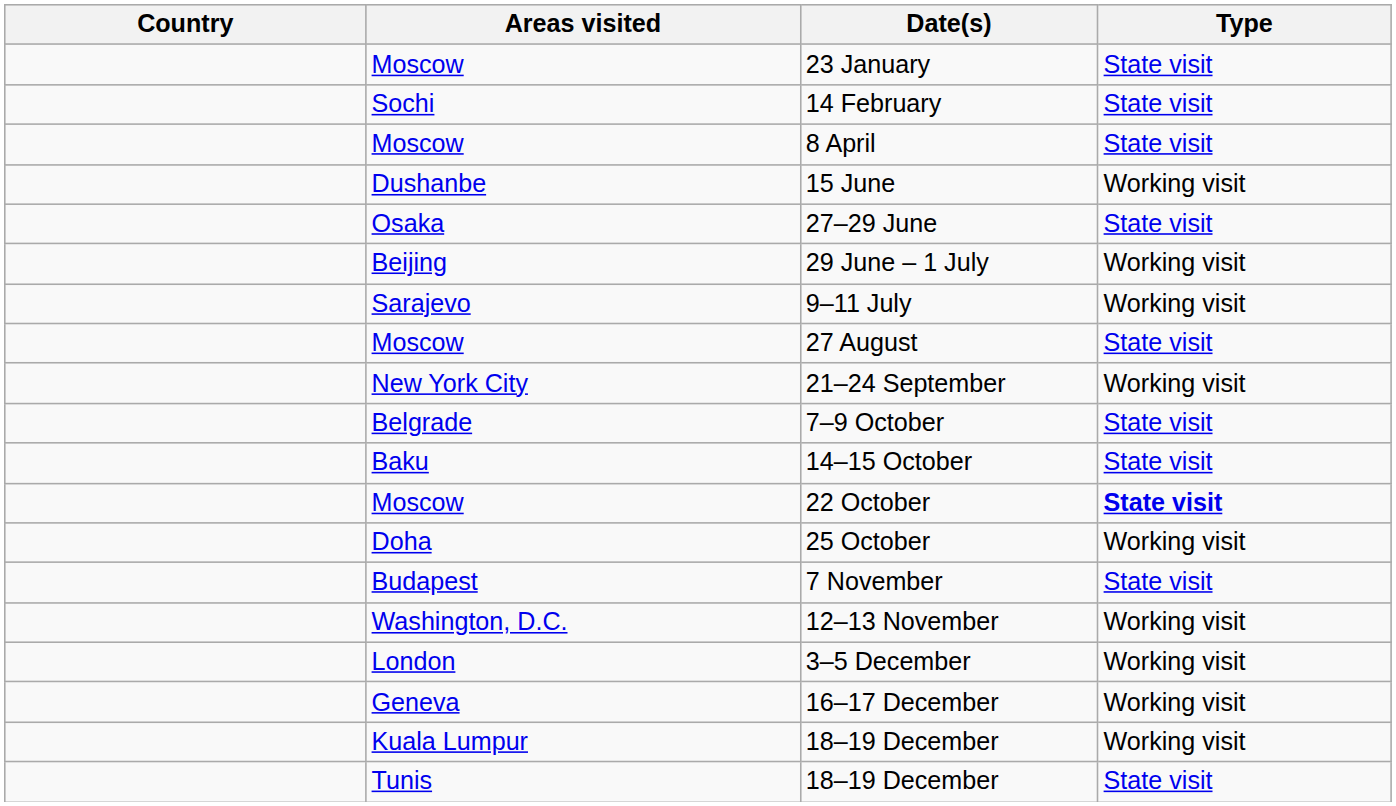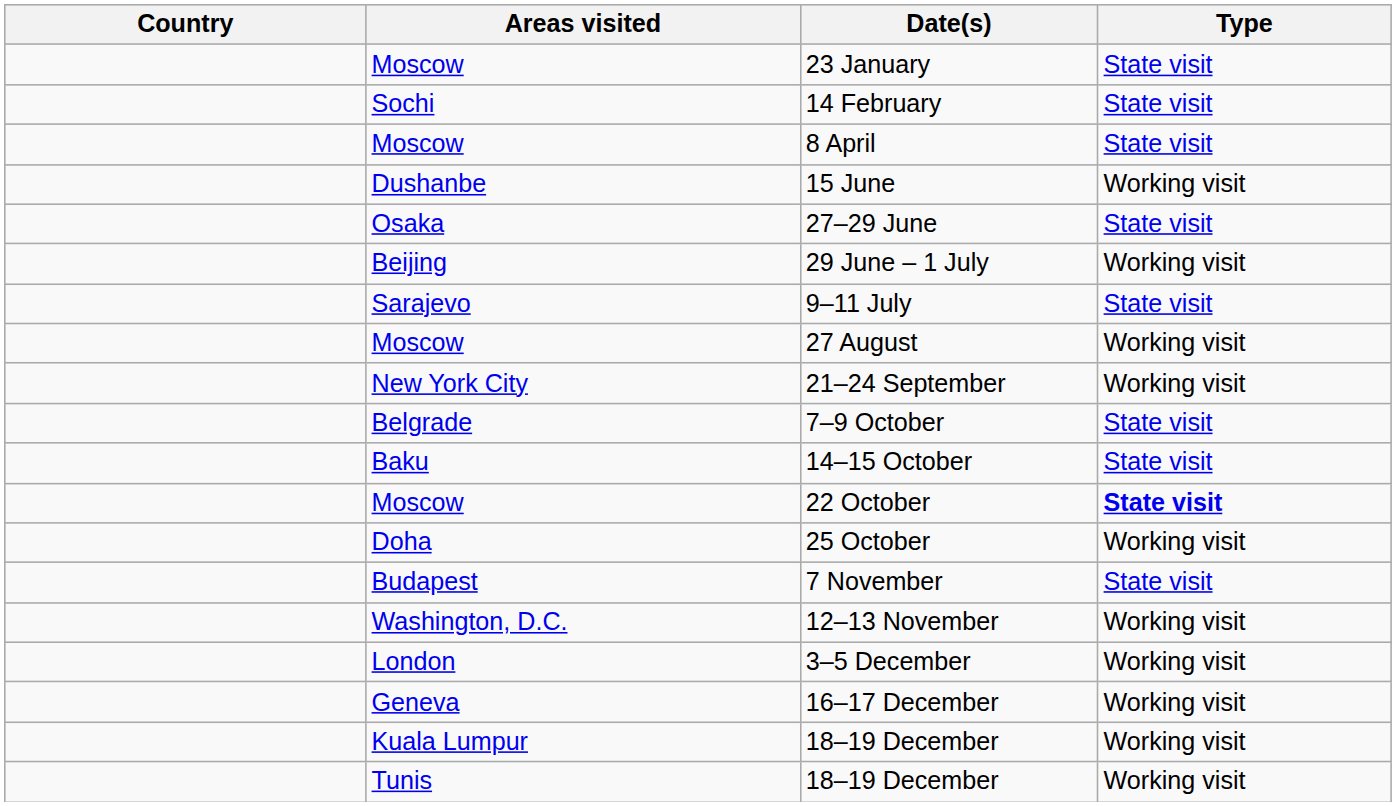(1175, 303) Working visit -> (1158, 303) State visit
(1158, 343) State visit -> (1175, 343) Working visit
(1158, 781) State visit -> (1175, 781) Working visit
